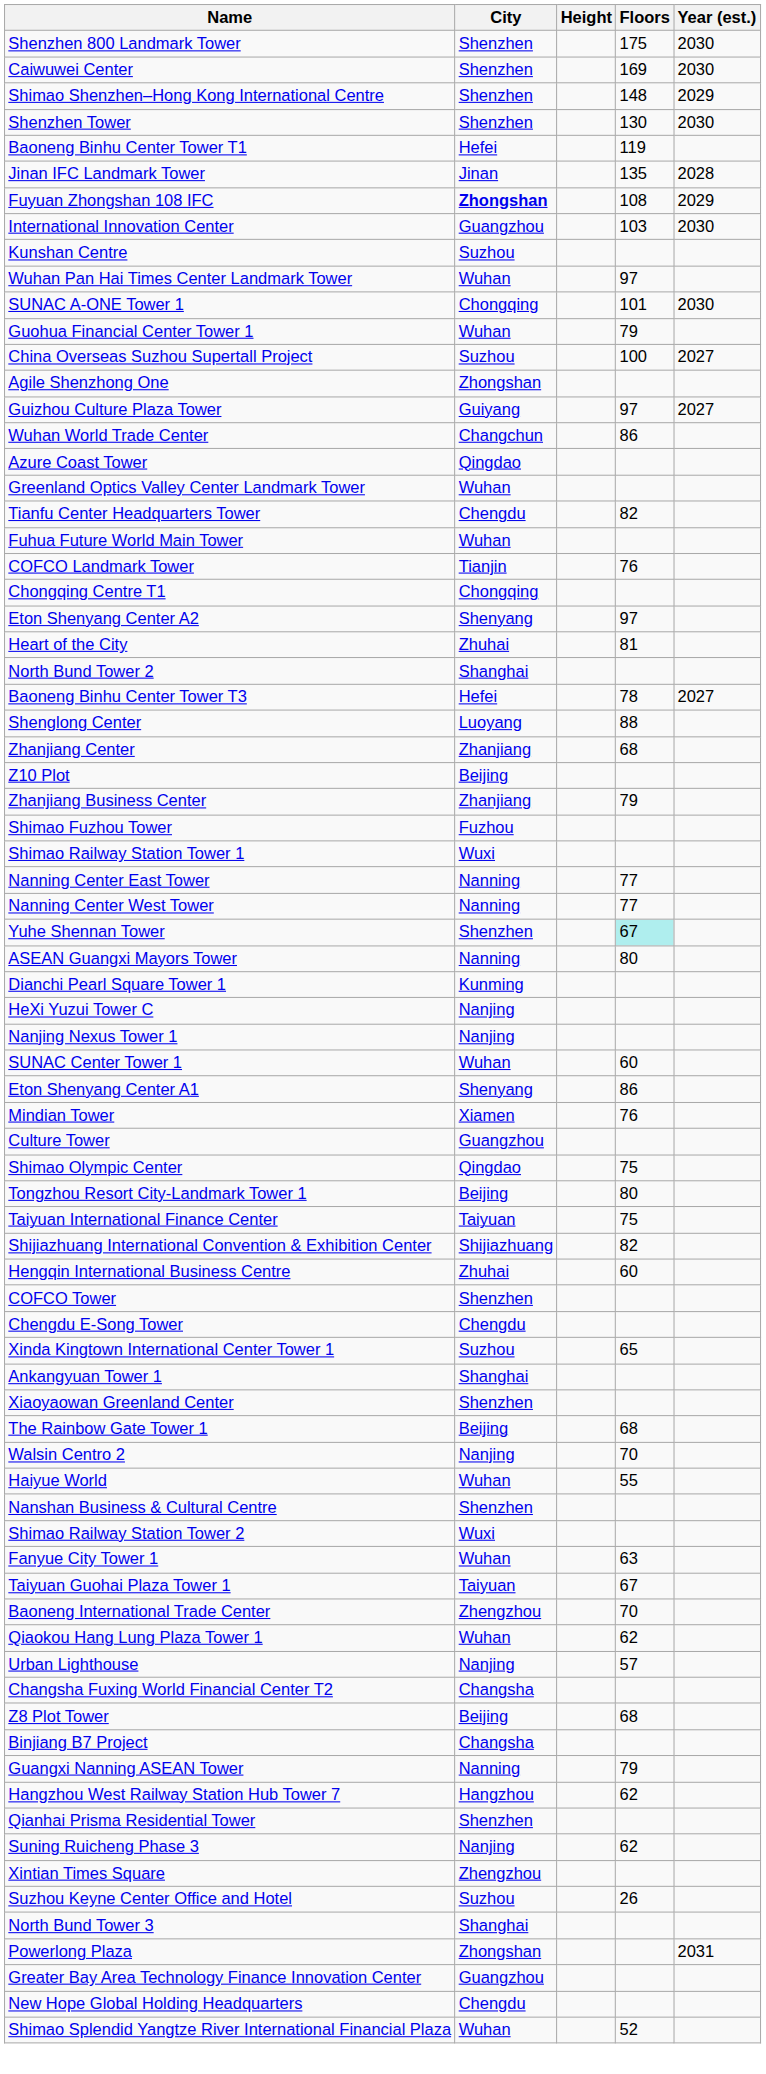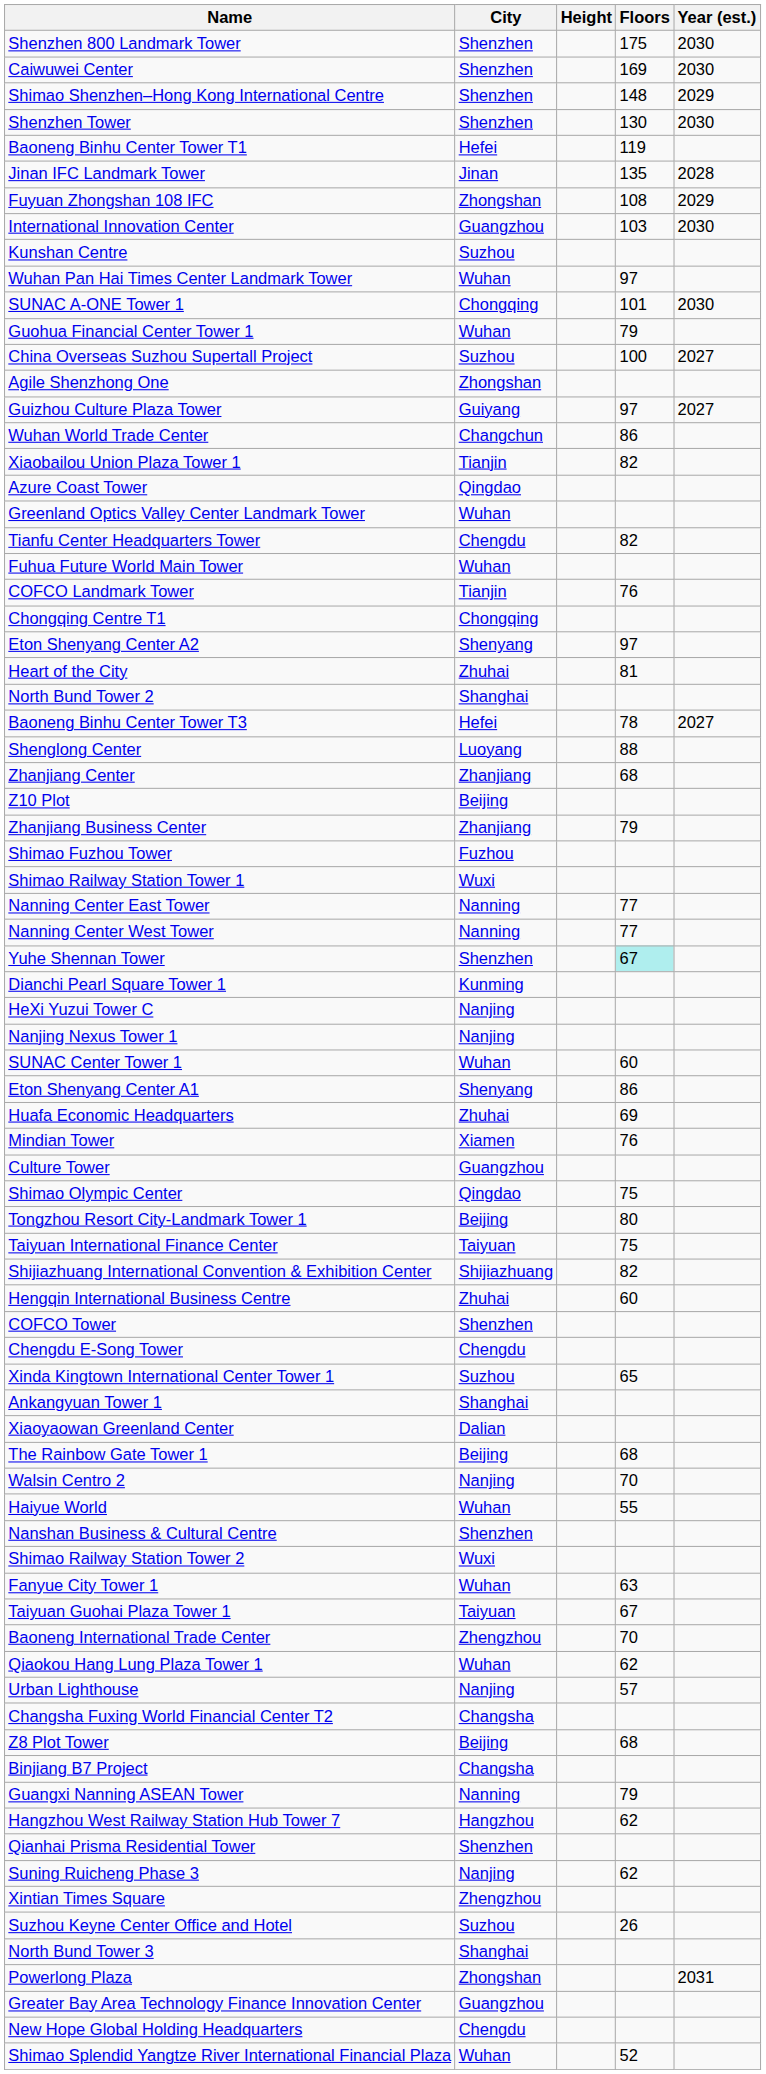(503, 200) bold -> (500, 200) normal
+ row: (125, 461)
- row: (123, 958)
+ row: (121, 1115)
(496, 1402) Shenzhen -> (482, 1428) Dalian
